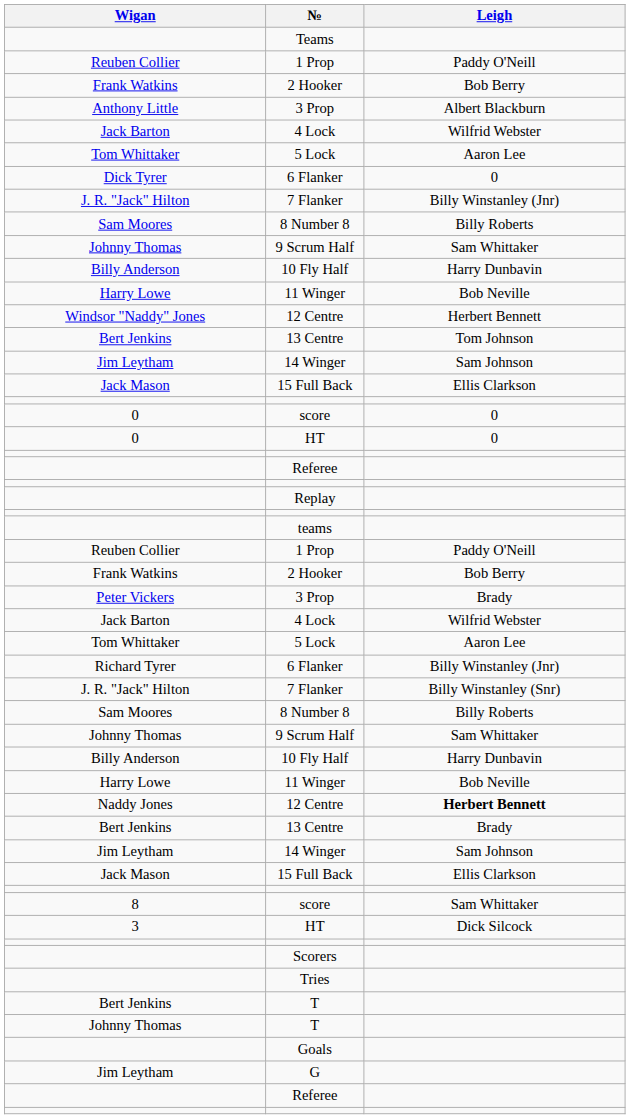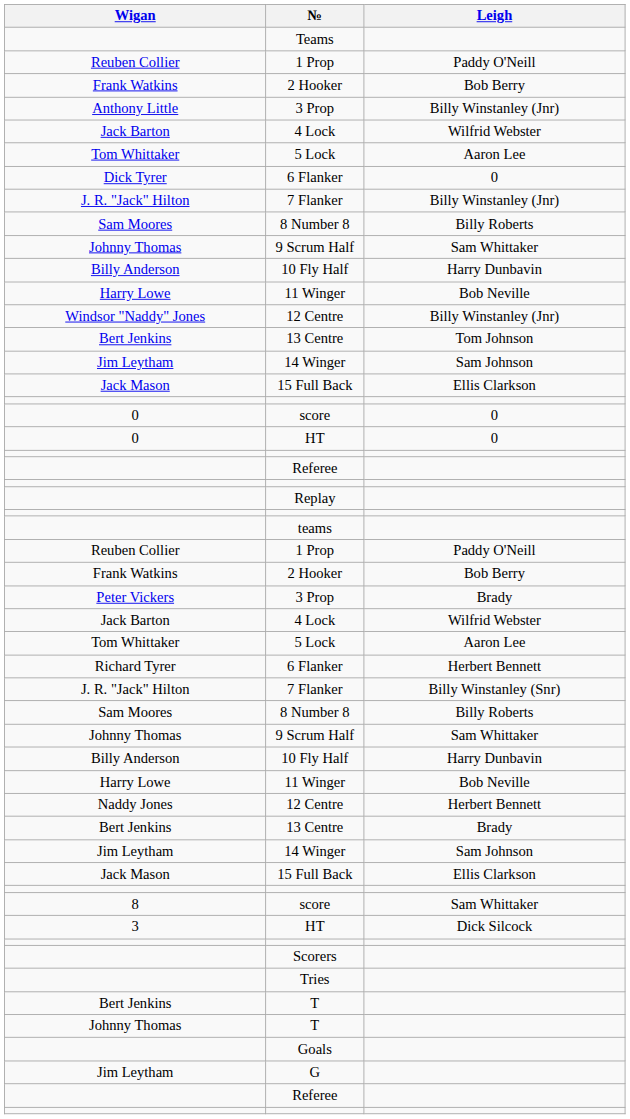(494, 108) Albert Blackburn -> (494, 108) Billy Winstanley (Jnr)
(494, 316) Herbert Bennett -> (494, 316) Billy Winstanley (Jnr)
(494, 666) Billy Winstanley (Jnr) -> (494, 666) Herbert Bennett
(494, 804) bold -> (494, 804) normal
